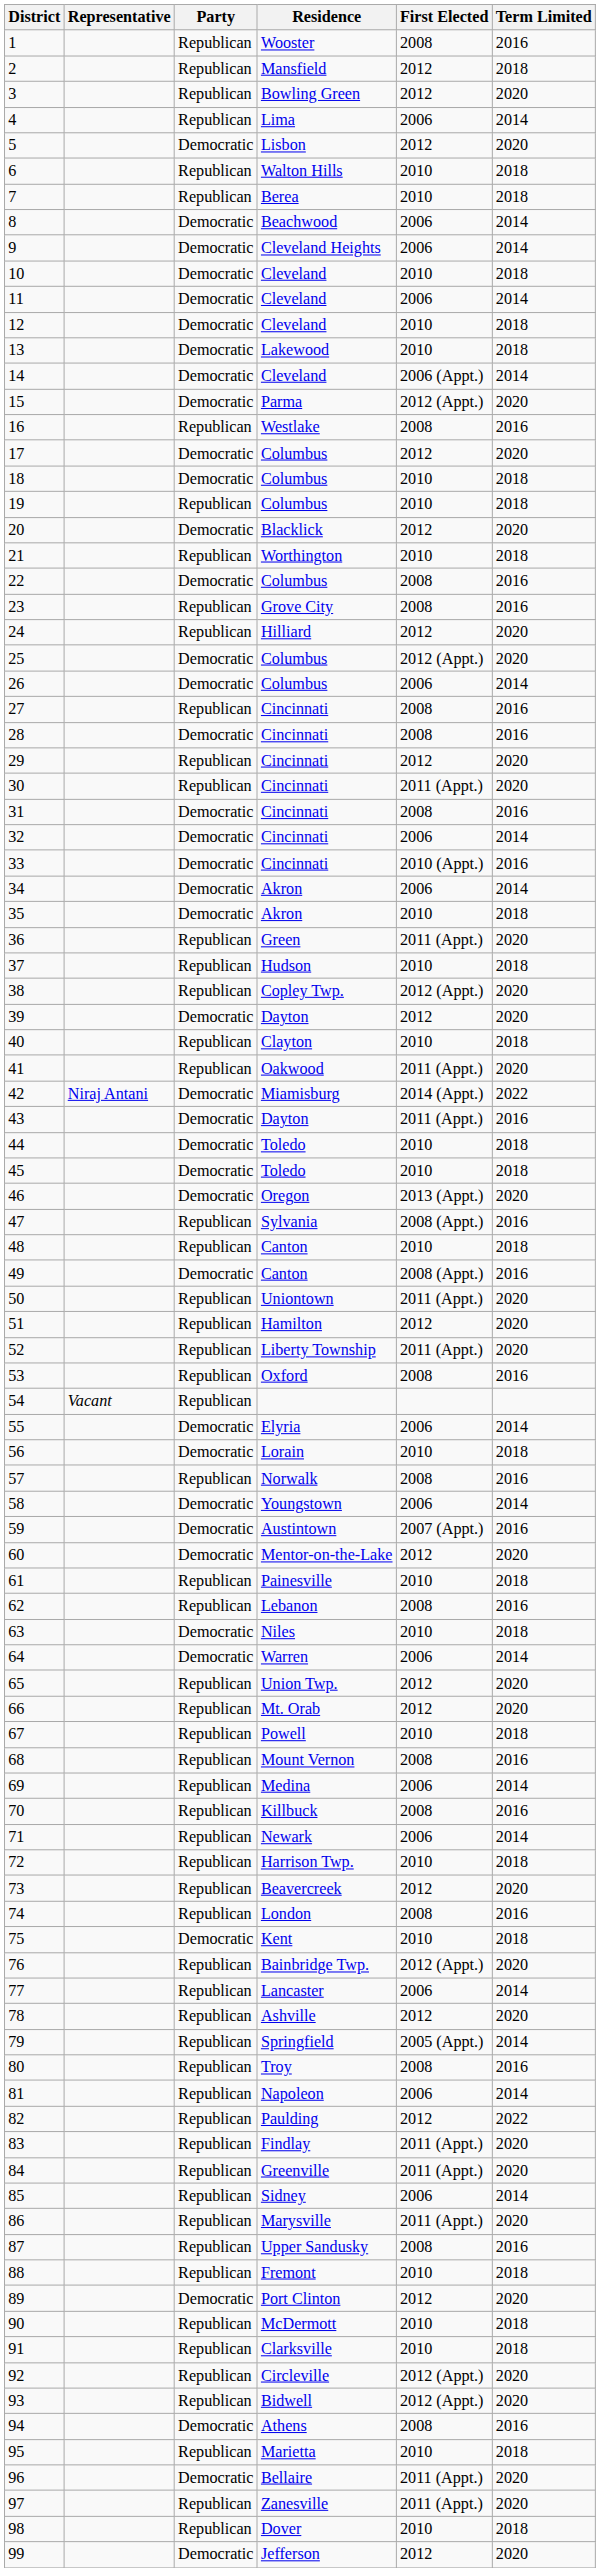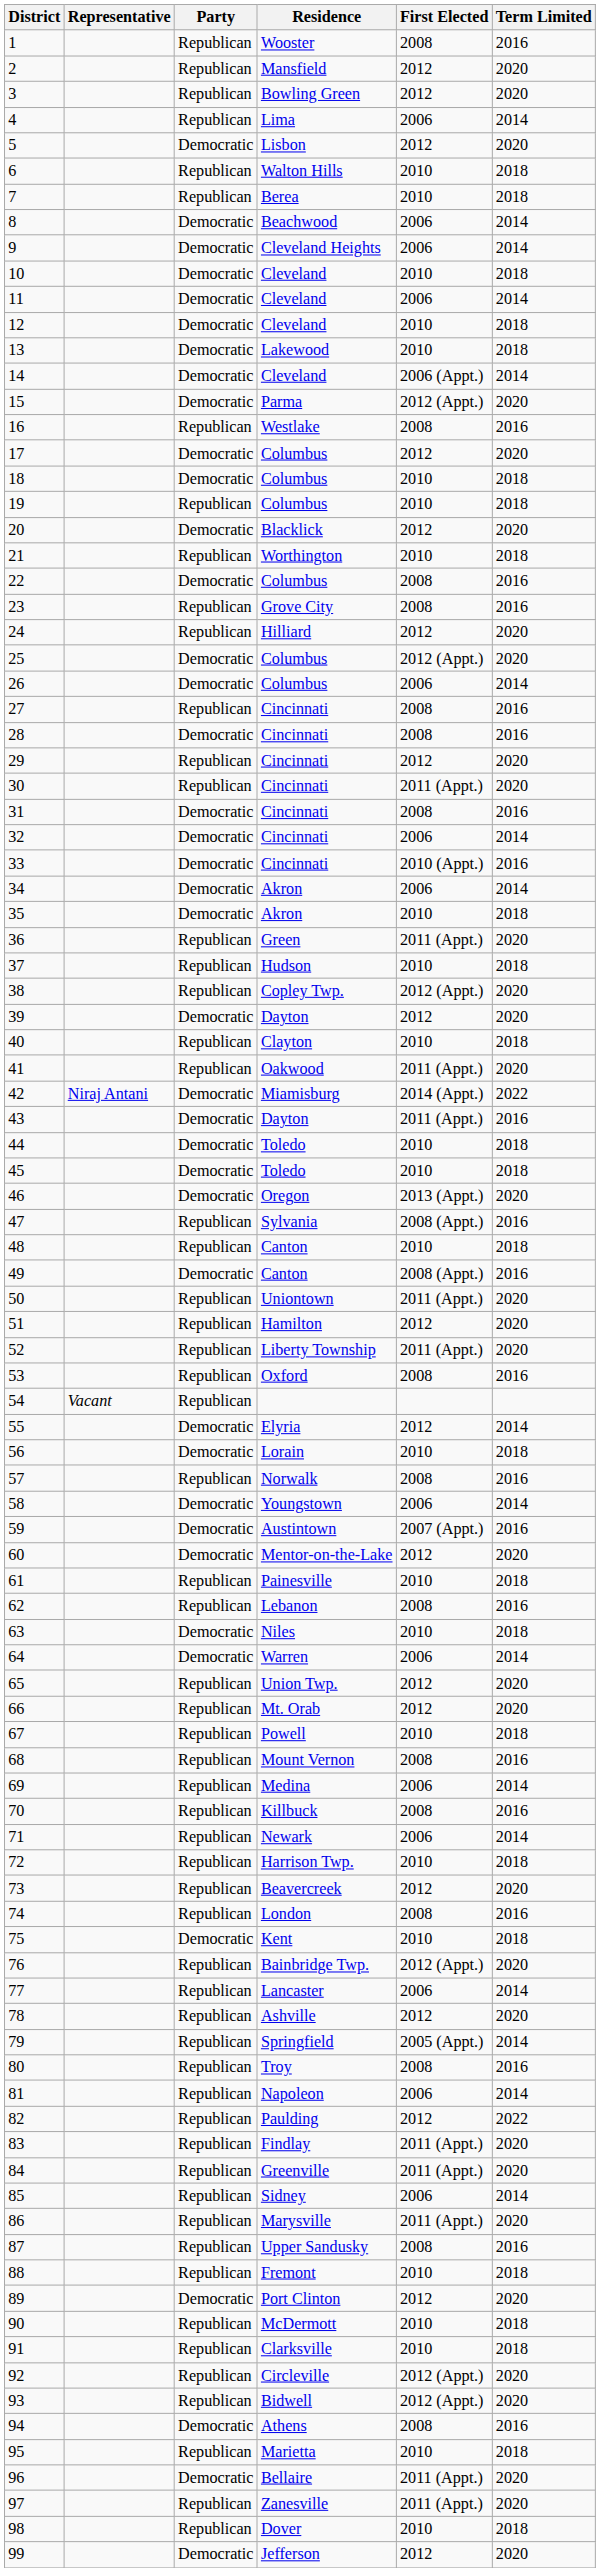(512, 68) 2018 -> (512, 68) 2020
(416, 1426) 2006 -> (416, 1426) 2012
